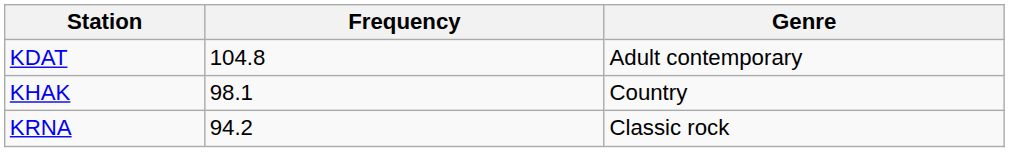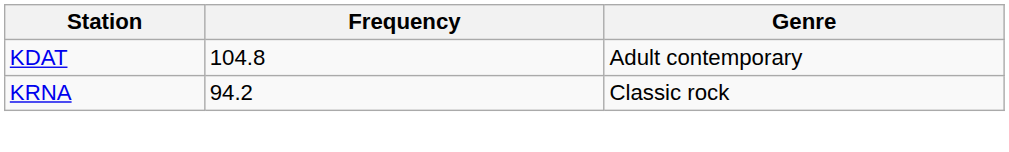- row: (40, 92)
